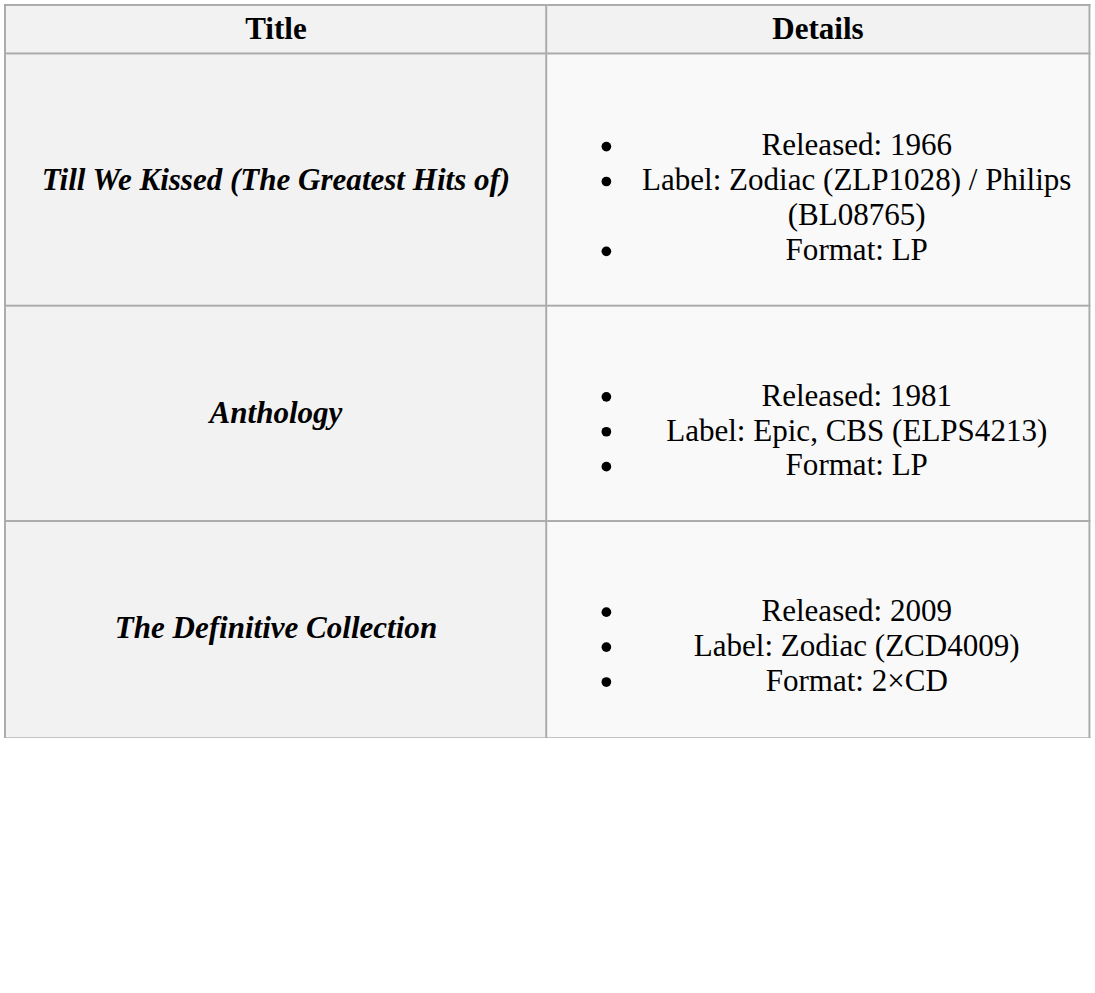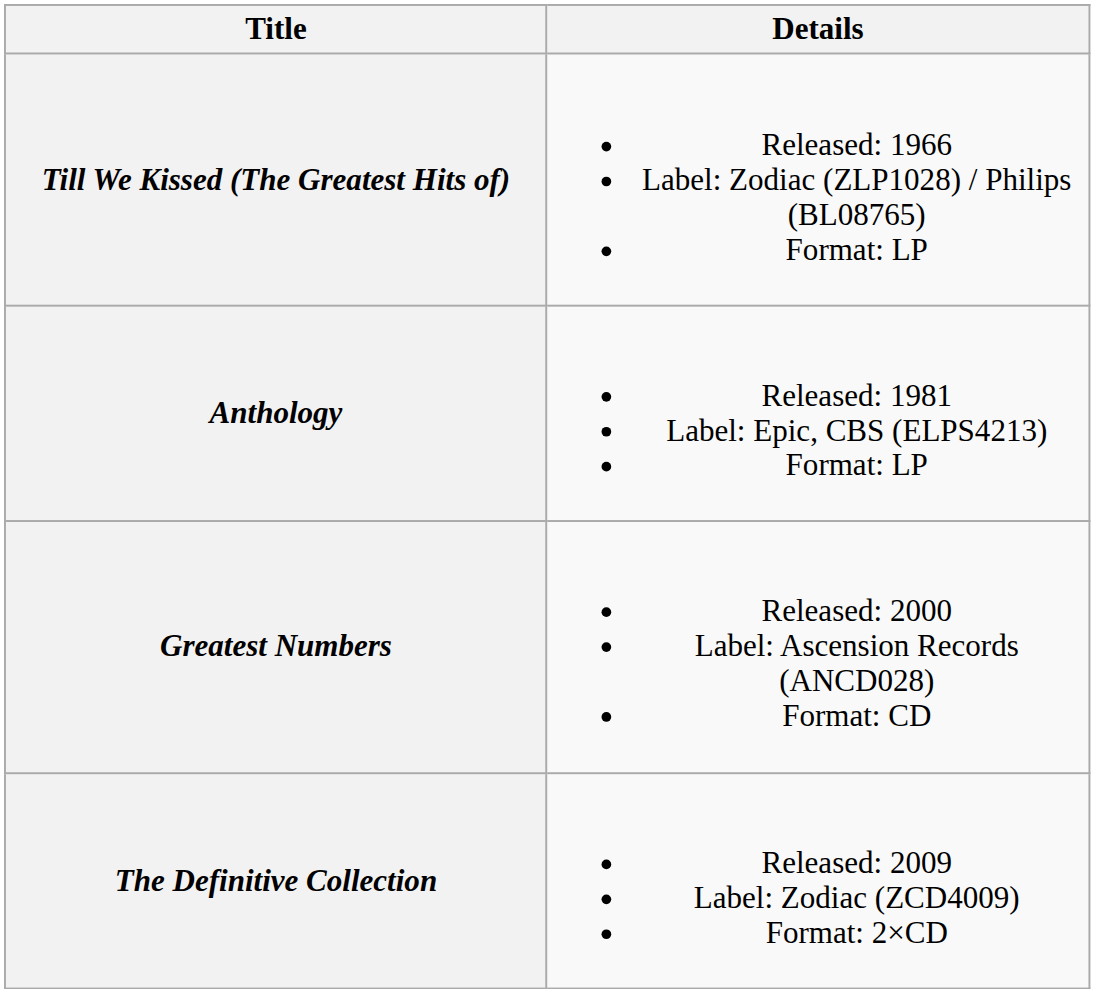+ row: (276, 646)
